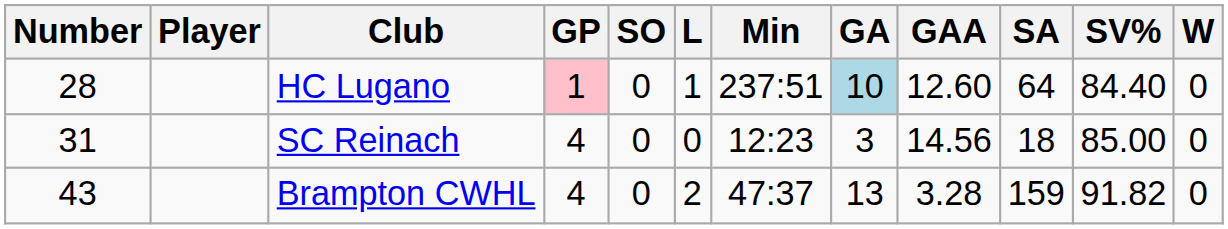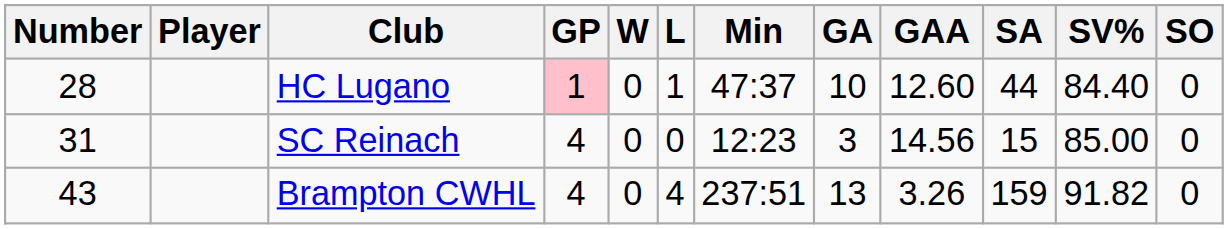columns swapped: (1198, 31) <-> (641, 31)
(771, 85) 237:51 -> (754, 85) 47:37
(865, 85) lightblue background -> (848, 85) no background
(1036, 85) 64 -> (1019, 85) 44
(1036, 140) 18 -> (1019, 140) 15
(692, 194) 2 -> (675, 194) 4
(771, 194) 47:37 -> (754, 194) 237:51
(949, 194) 3.28 -> (932, 194) 3.26
